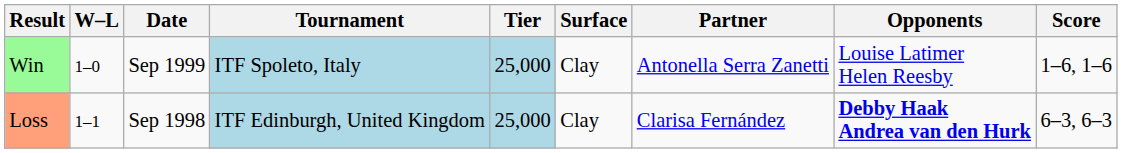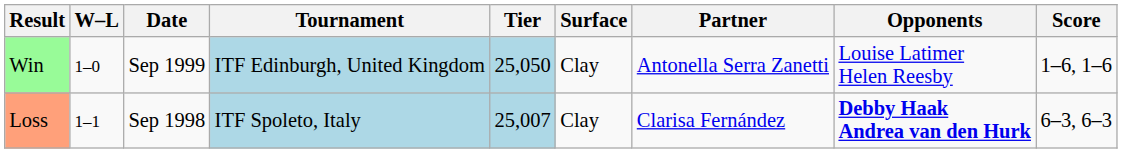(288, 64) ITF Spoleto, Italy -> (350, 64) ITF Edinburgh, United Kingdom
(523, 64) 25,000 -> (523, 64) 25,050
(350, 120) ITF Edinburgh, United Kingdom -> (288, 120) ITF Spoleto, Italy
(523, 120) 25,000 -> (523, 120) 25,007
